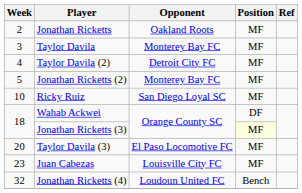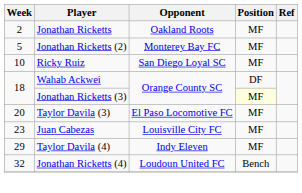- row: (66, 46)
- row: (73, 63)
+ row: (73, 146)
